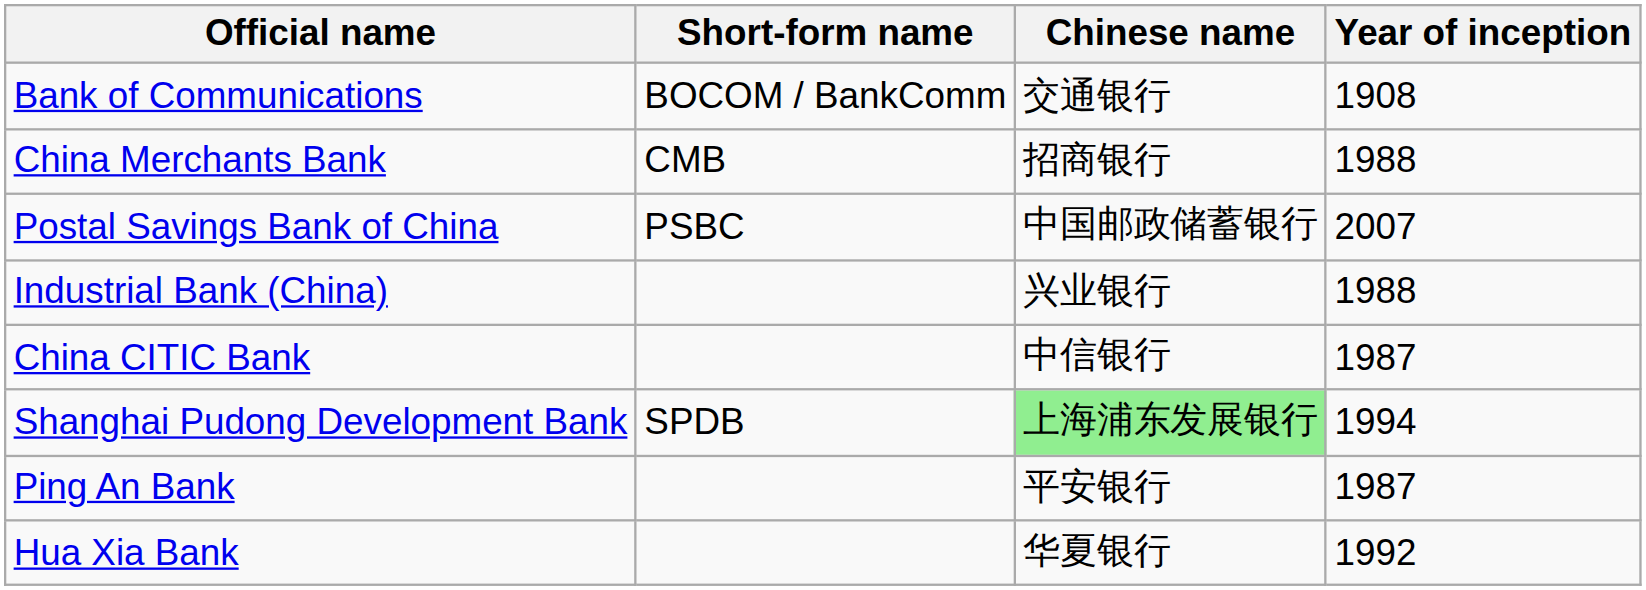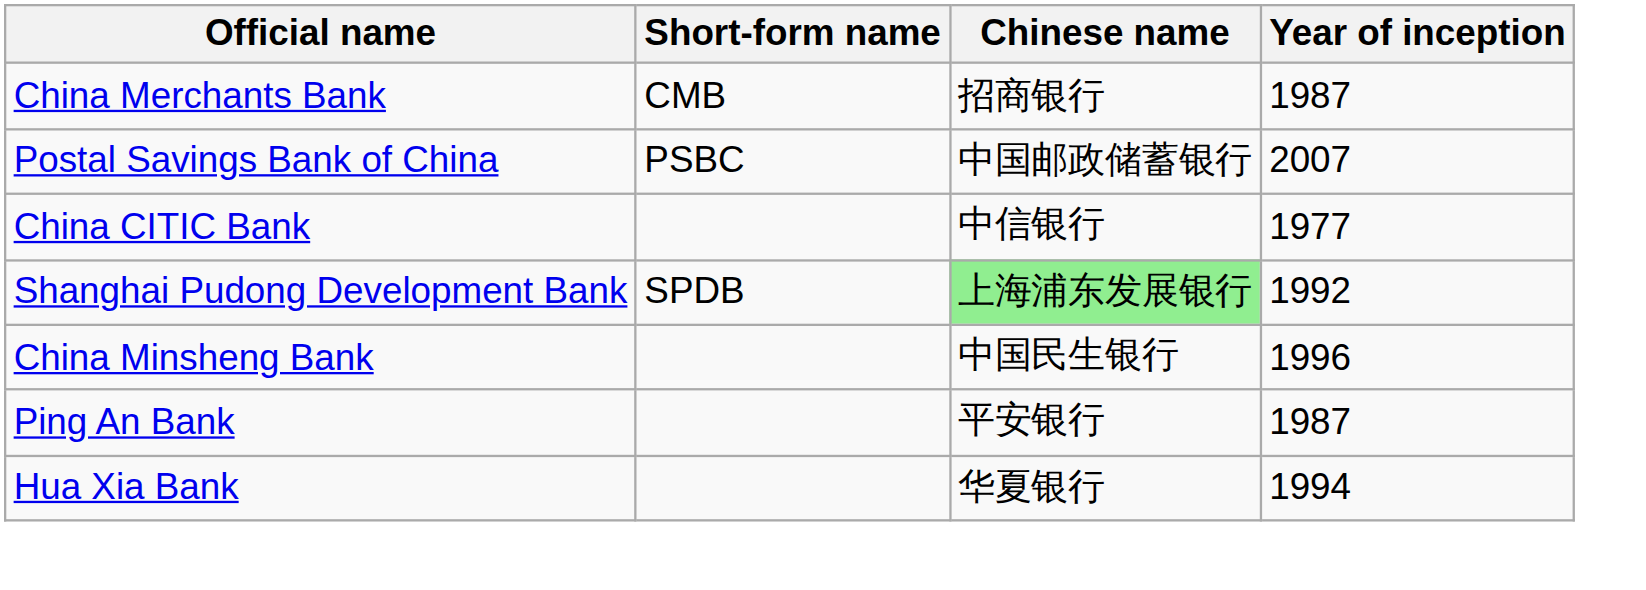- row: (218, 95)
(1376, 160) 1988 -> (1310, 95) 1987
- row: (201, 291)
(1376, 356) 1987 -> (1310, 226) 1977
(1376, 421) 1994 -> (1310, 291) 1992
+ row: (194, 356)
(1376, 552) 1992 -> (1310, 487) 1994
